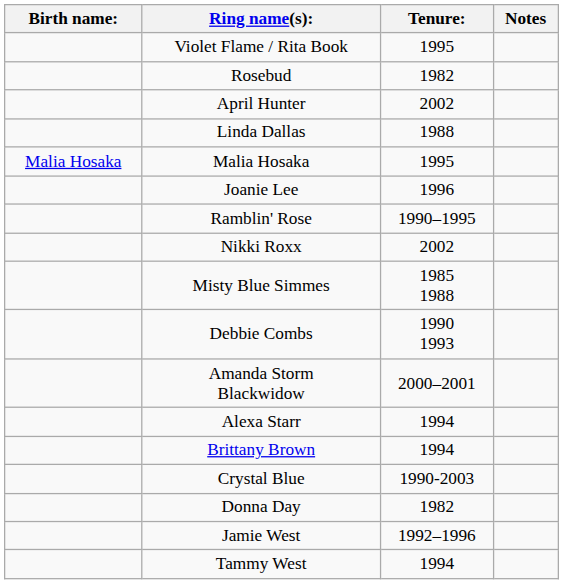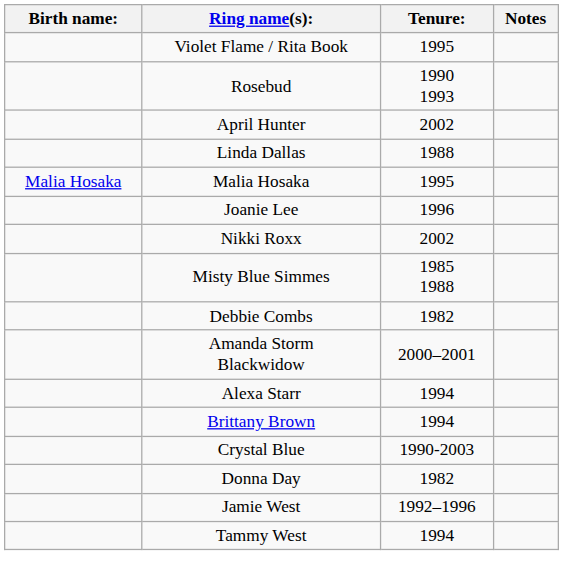(437, 75) 1982 -> (437, 85) 1990 1993
- row: (261, 217)
(437, 333) 1990 1993 -> (437, 315) 1982
